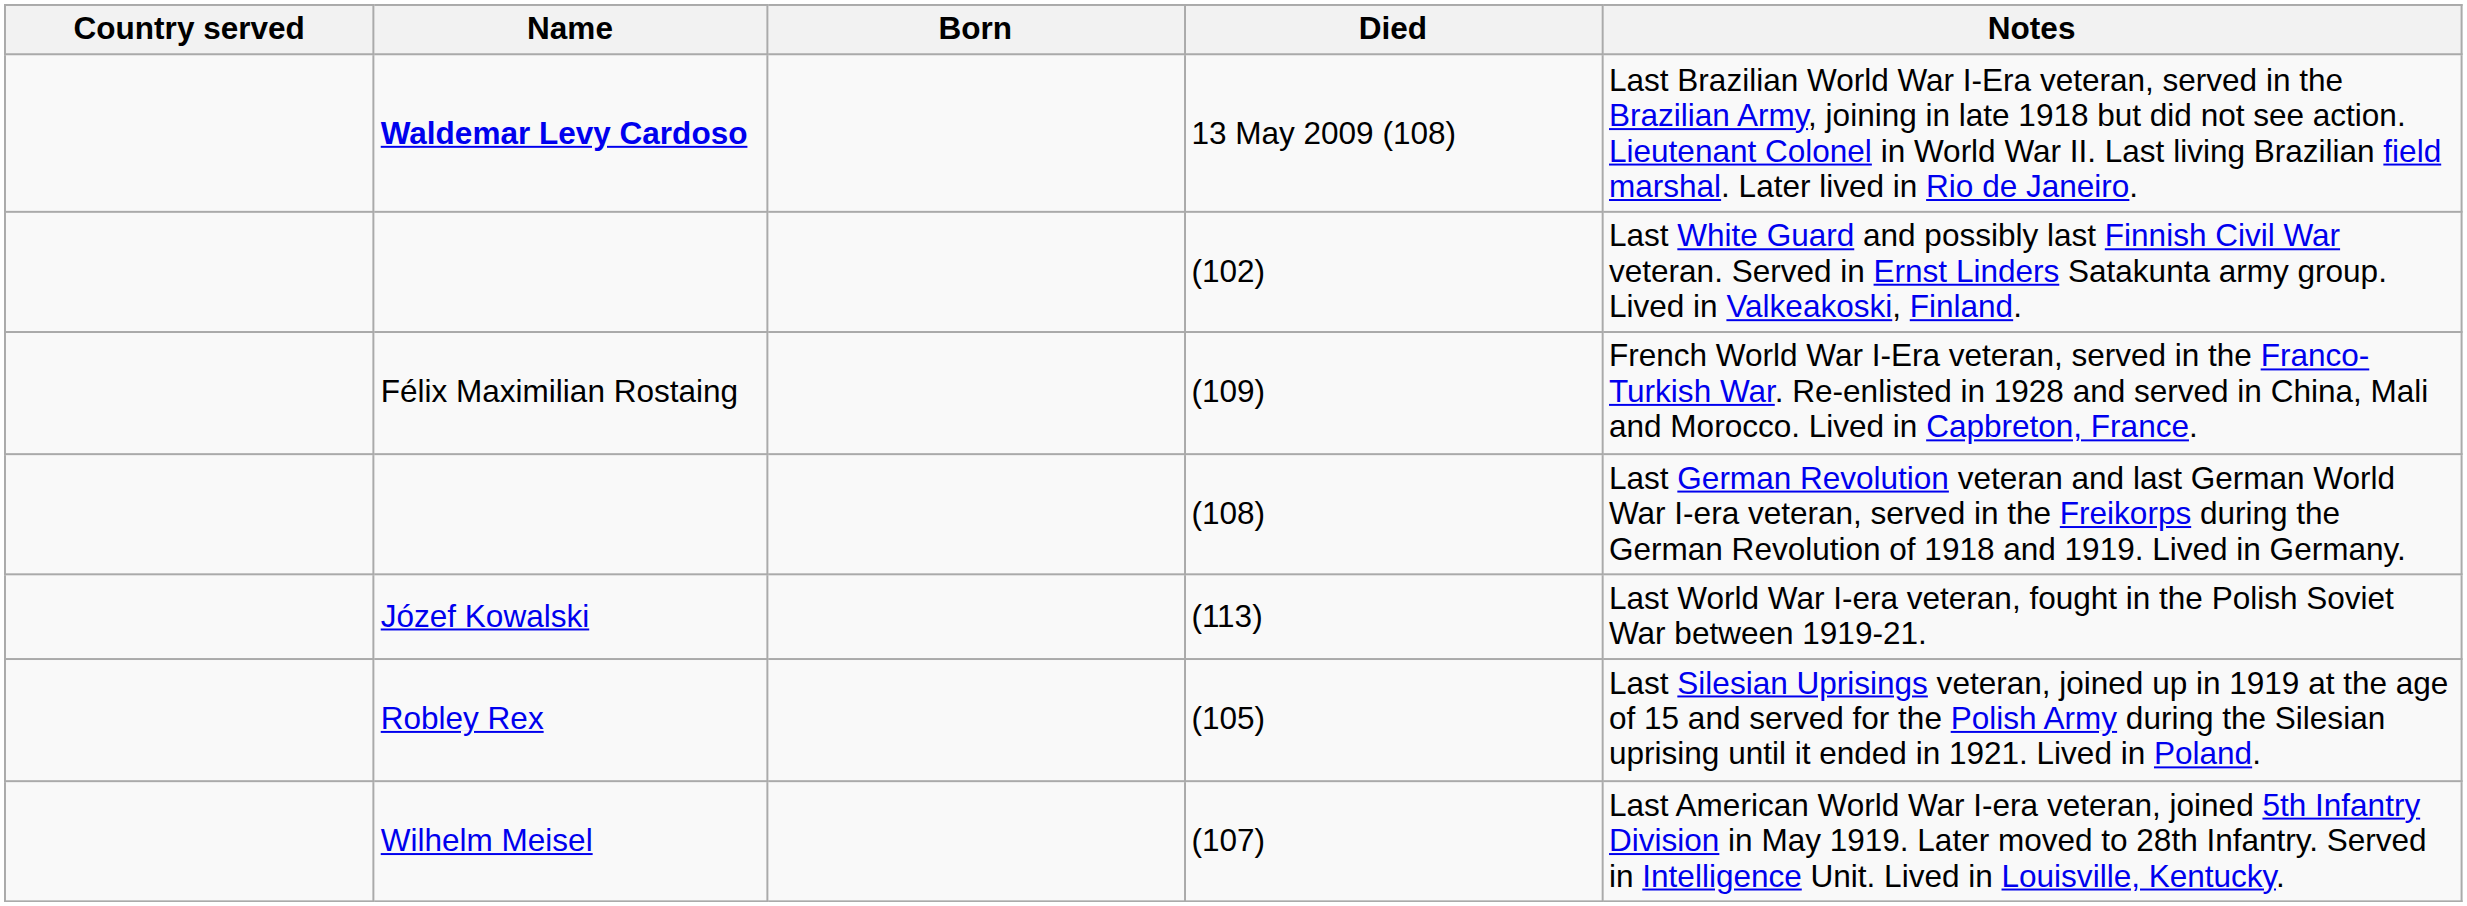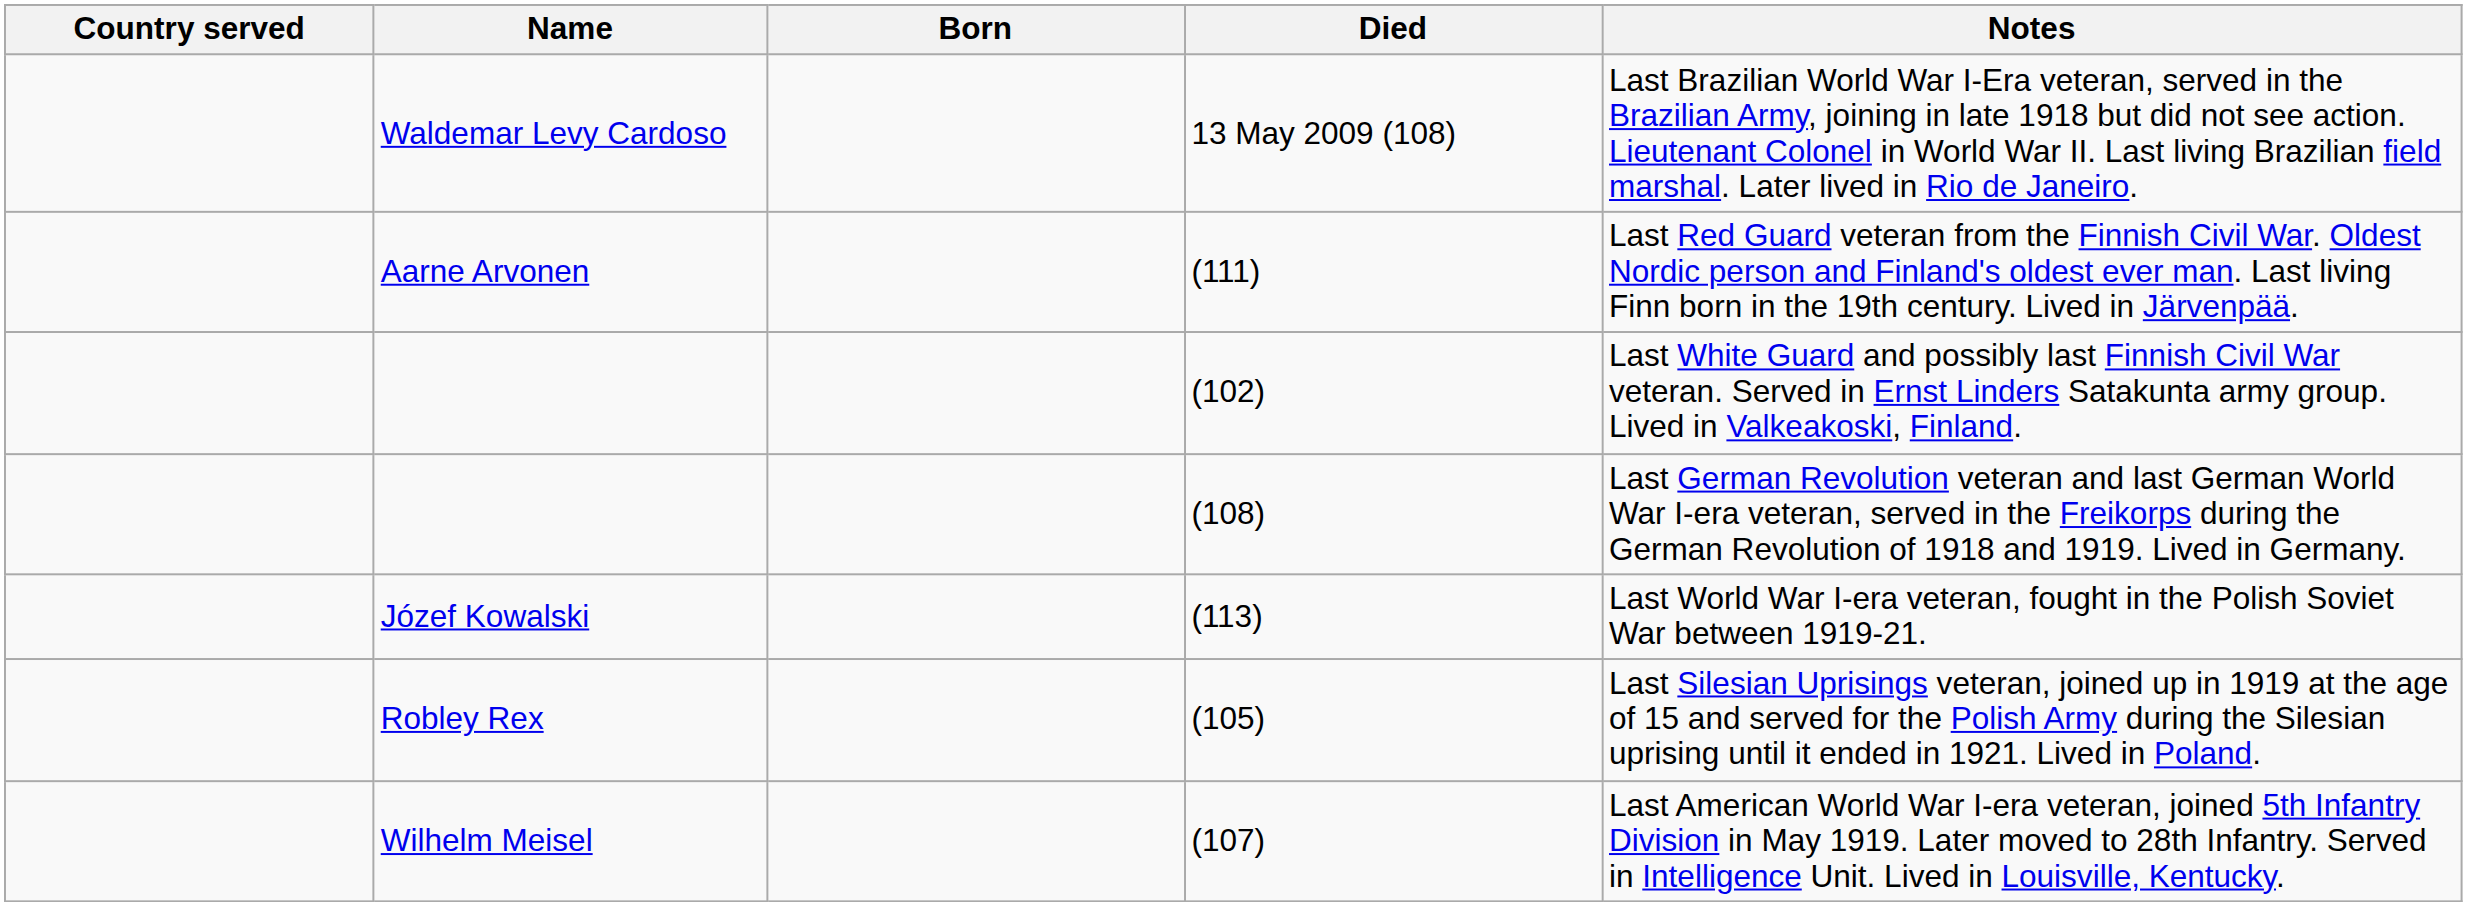(564, 132) bold -> (554, 132) normal
+ row: (1226, 271)
- row: (1228, 392)
